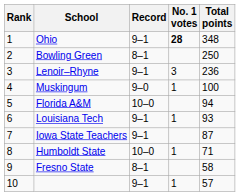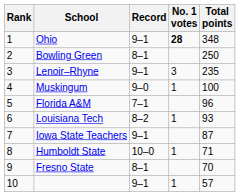(210, 71) 236 -> (210, 71) 235
(143, 103) 10–0 -> (140, 103) 7–1
(208, 103) 94 -> (208, 103) 96
(140, 119) 9–1 -> (140, 119) 8–2
(208, 167) 58 -> (208, 167) 70
